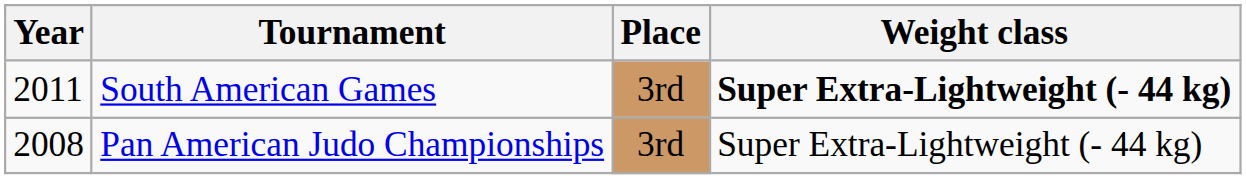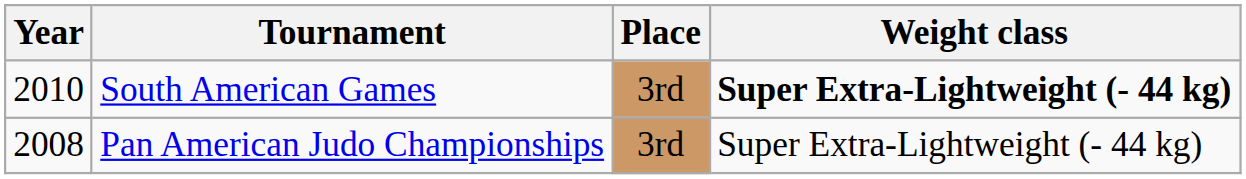(48, 88) 2011 -> (49, 88) 2010
